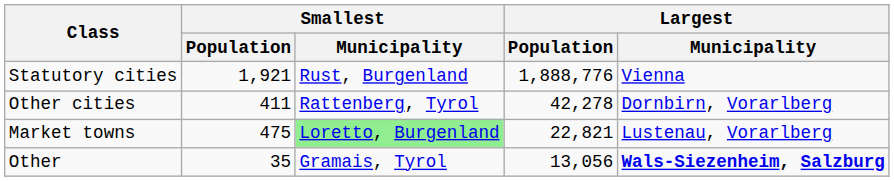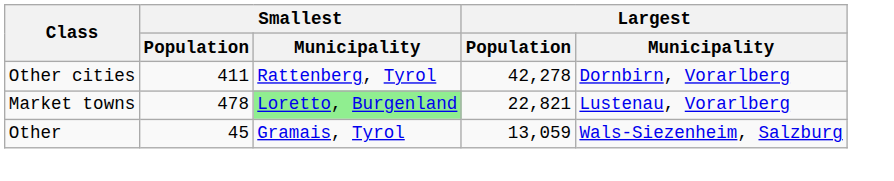- row: (93, 76)
(275, 133) 475 -> (233, 105) 478
(281, 162) 35 -> (238, 133) 45
(582, 162) 13,056 -> (539, 133) 13,059
(753, 162) bold -> (711, 133) normal
